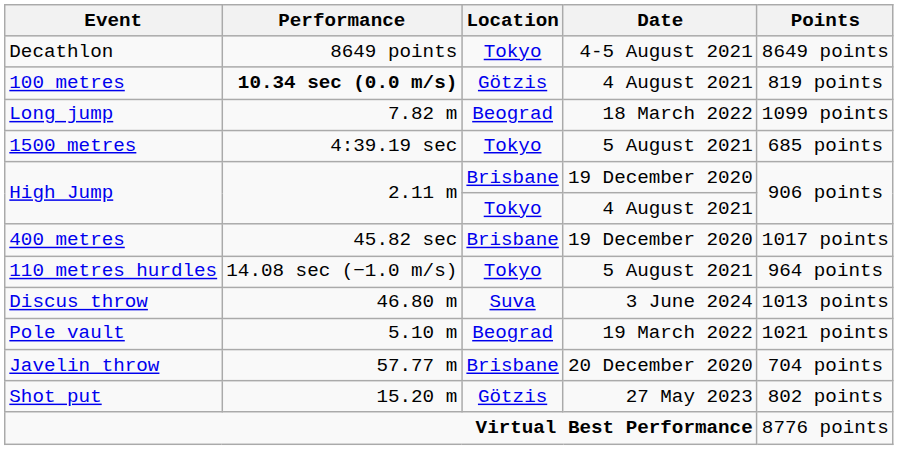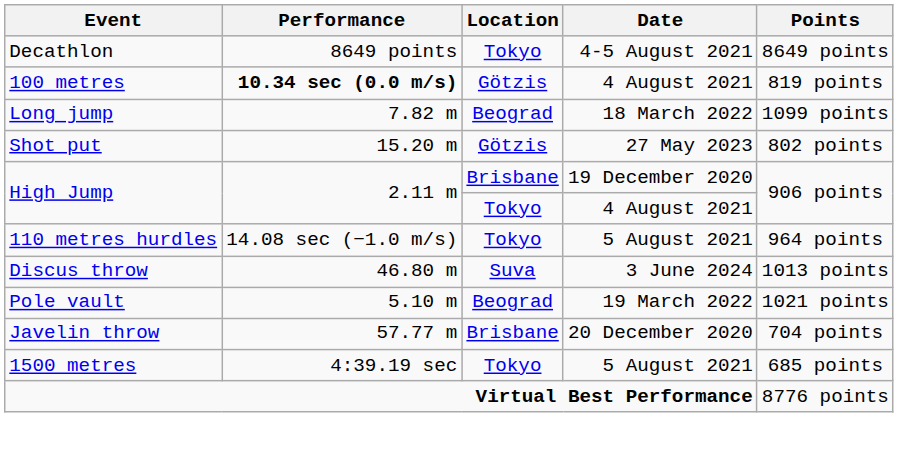rows swapped: (56, 397) <-> (73, 146)
- row: (67, 240)
